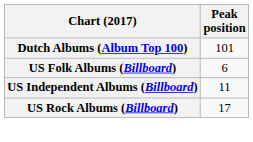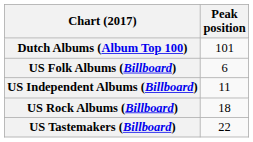(225, 107) 17 -> (225, 107) 18
+ row: (102, 127)
